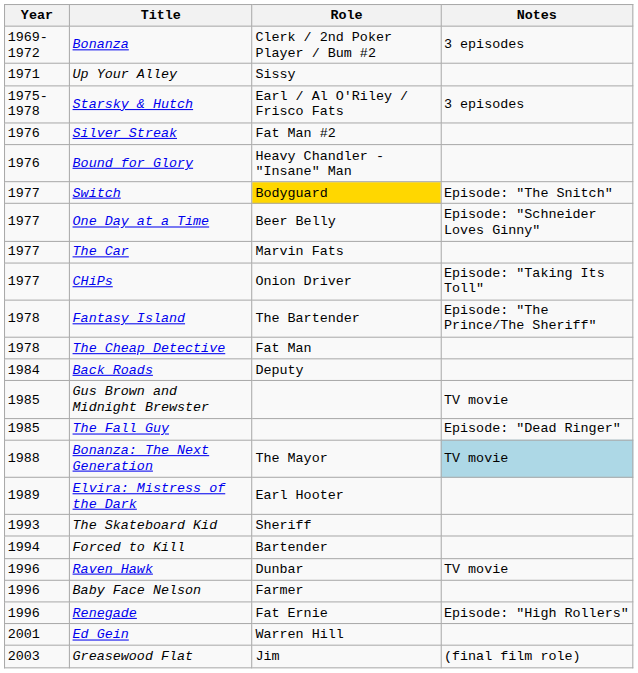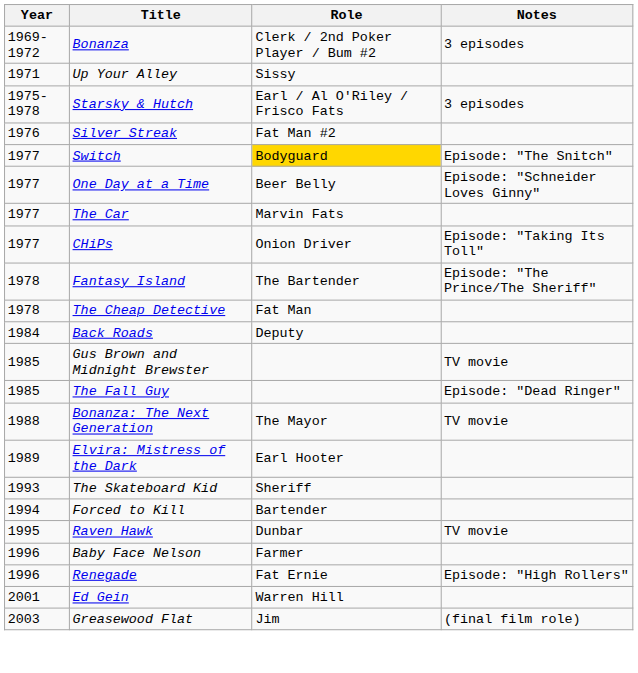- row: (133, 163)
(476, 459) lightblue background -> (476, 421) no background
(24, 569) 1996 -> (24, 532) 1995
